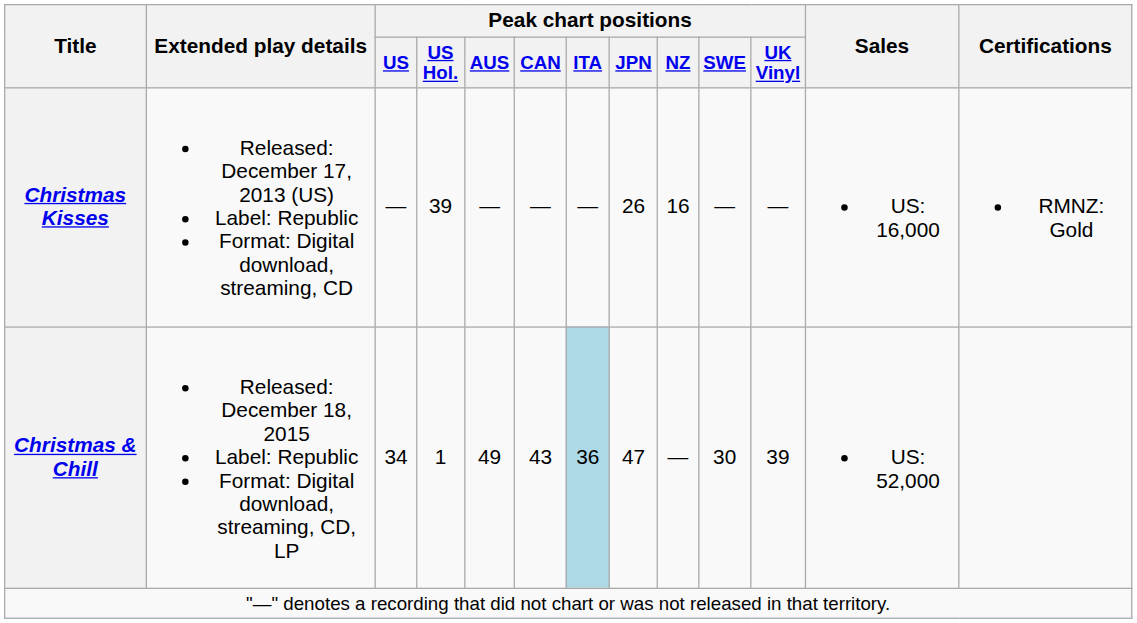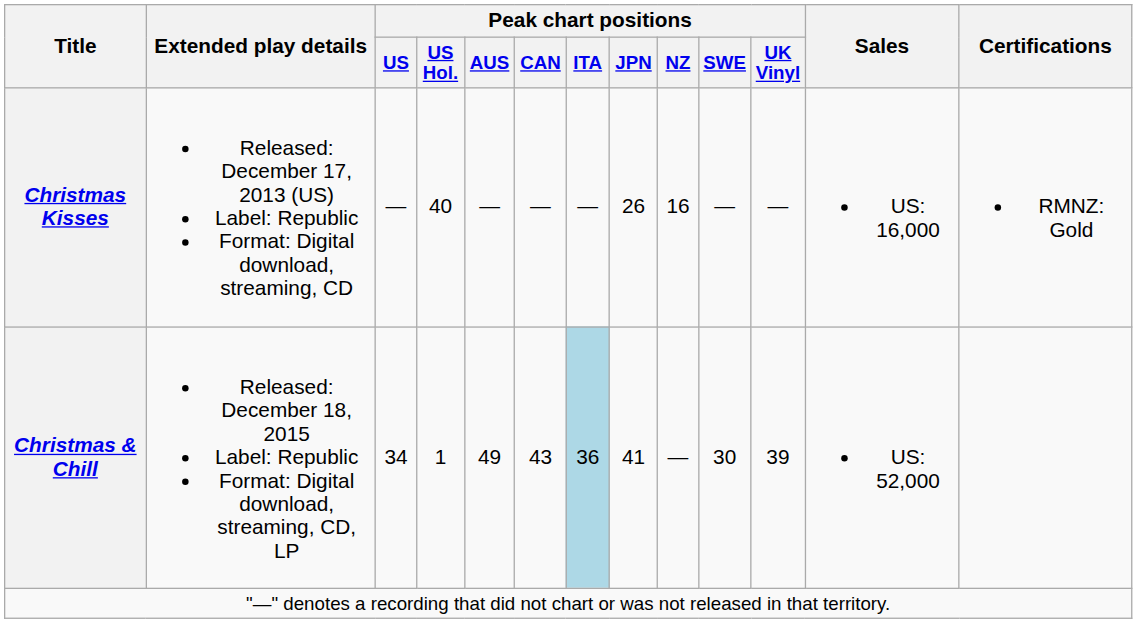(440, 207) 39 -> (440, 207) 40
(634, 457) 47 -> (634, 457) 41
